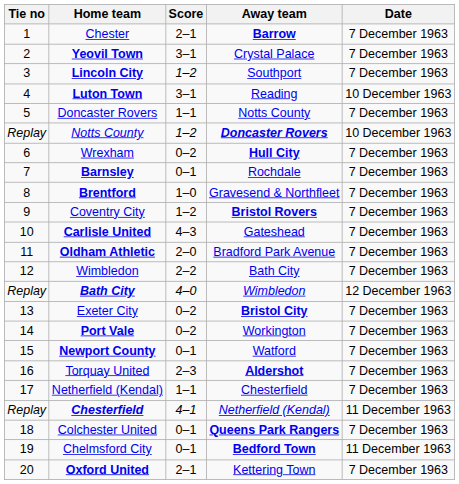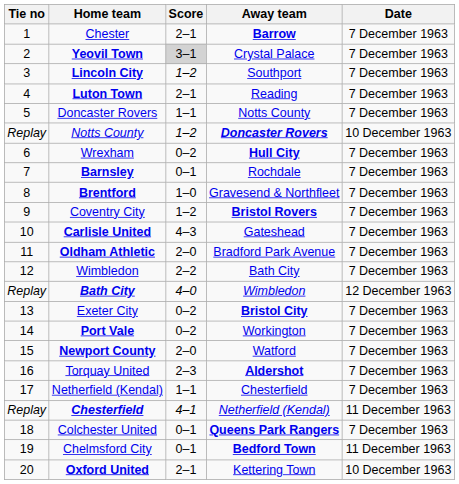(186, 53) no background -> (186, 53) lightgrey background
(186, 93) 3–1 -> (186, 93) 2–1
(398, 93) 10 December 1963 -> (398, 93) 7 December 1963
(186, 350) 0–1 -> (186, 350) 2–0
(398, 469) 7 December 1963 -> (398, 469) 10 December 1963
